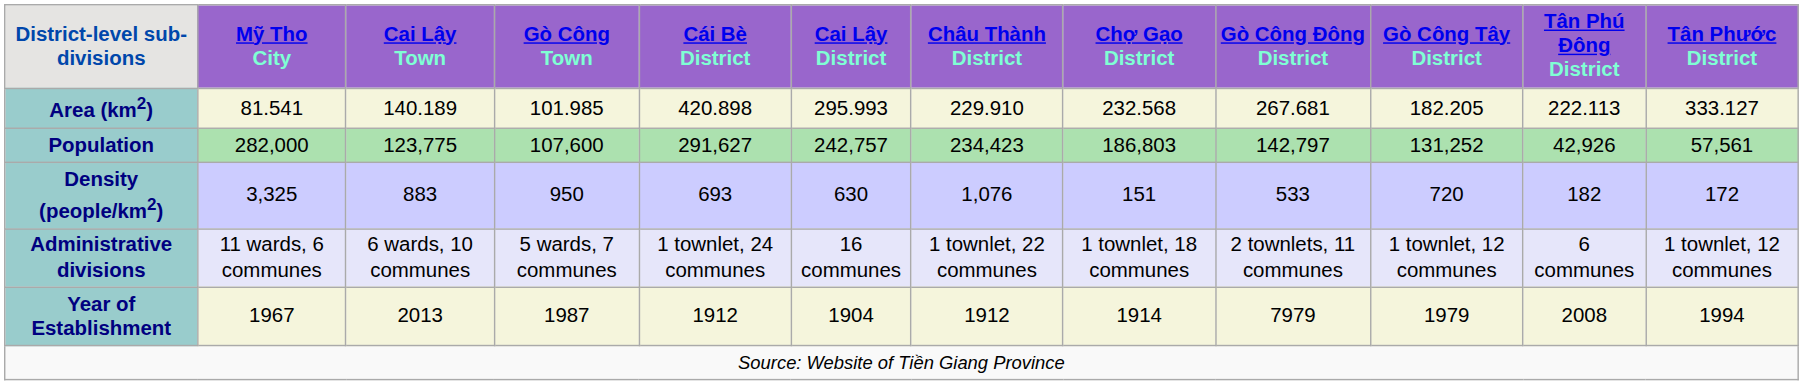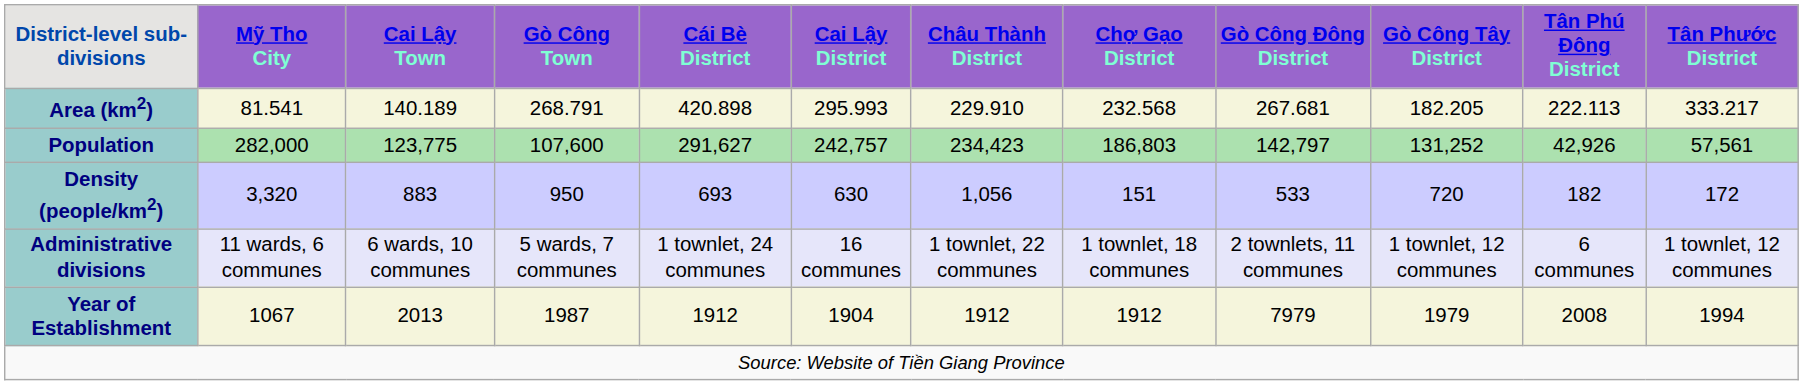(567, 108) 101.985 -> (567, 108) 268.791
(1722, 108) 333.127 -> (1722, 108) 333.217
(272, 195) 3,325 -> (272, 195) 3,320
(987, 195) 1,076 -> (987, 195) 1,056
(272, 316) 1967 -> (272, 316) 1067
(1139, 316) 1914 -> (1139, 316) 1912
